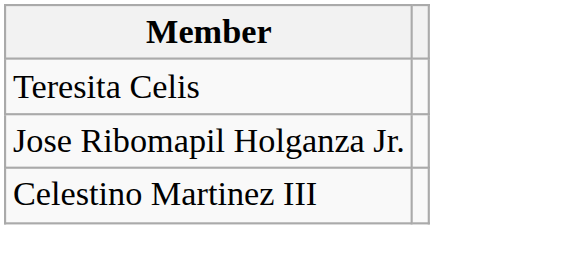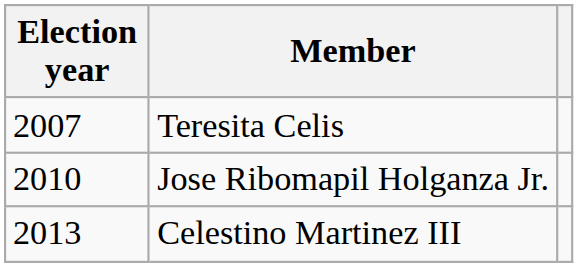+ column: (77, 50)
